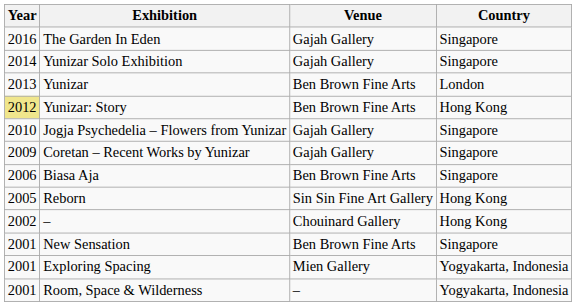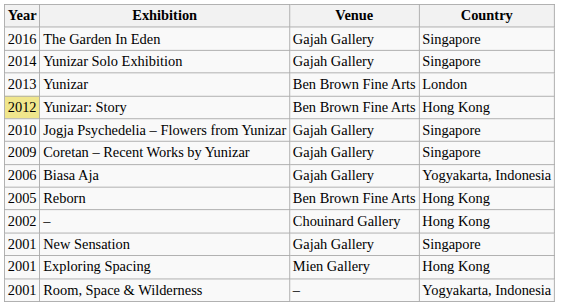(354, 175) Ben Brown Fine Arts -> (333, 175) Gajah Gallery
(469, 175) Singapore -> (487, 175) Yogyakarta, Indonesia
(363, 198) Sin Sin Fine Art Gallery -> (354, 198) Ben Brown Fine Arts
(354, 244) Ben Brown Fine Arts -> (333, 244) Gajah Gallery
(504, 267) Yogyakarta, Indonesia -> (456, 267) Hong Kong
